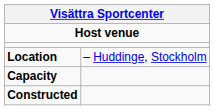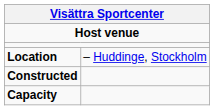rows swapped: (42, 95) <-> (32, 76)
